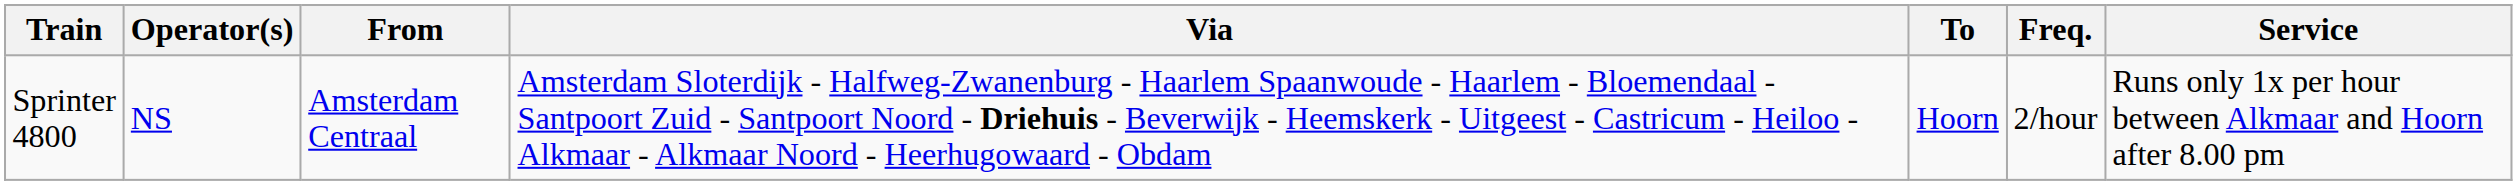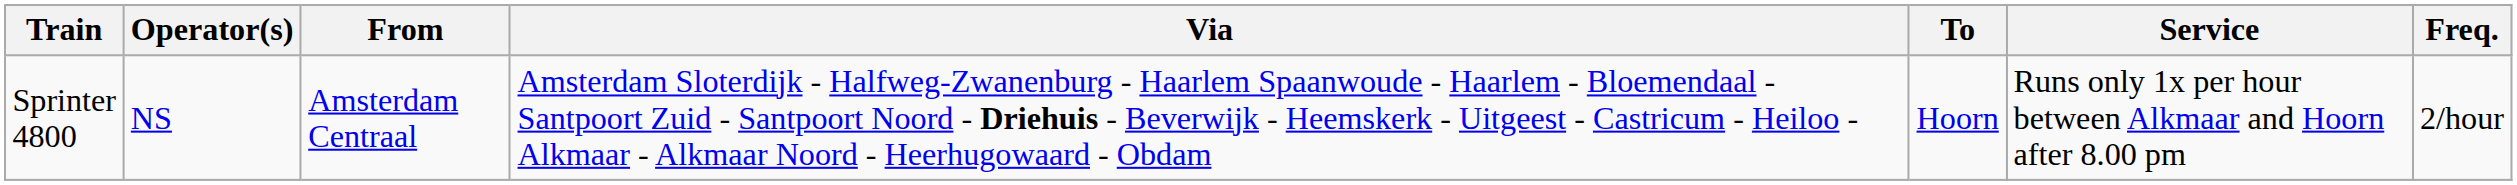columns swapped: (2056, 30) <-> (2308, 30)
